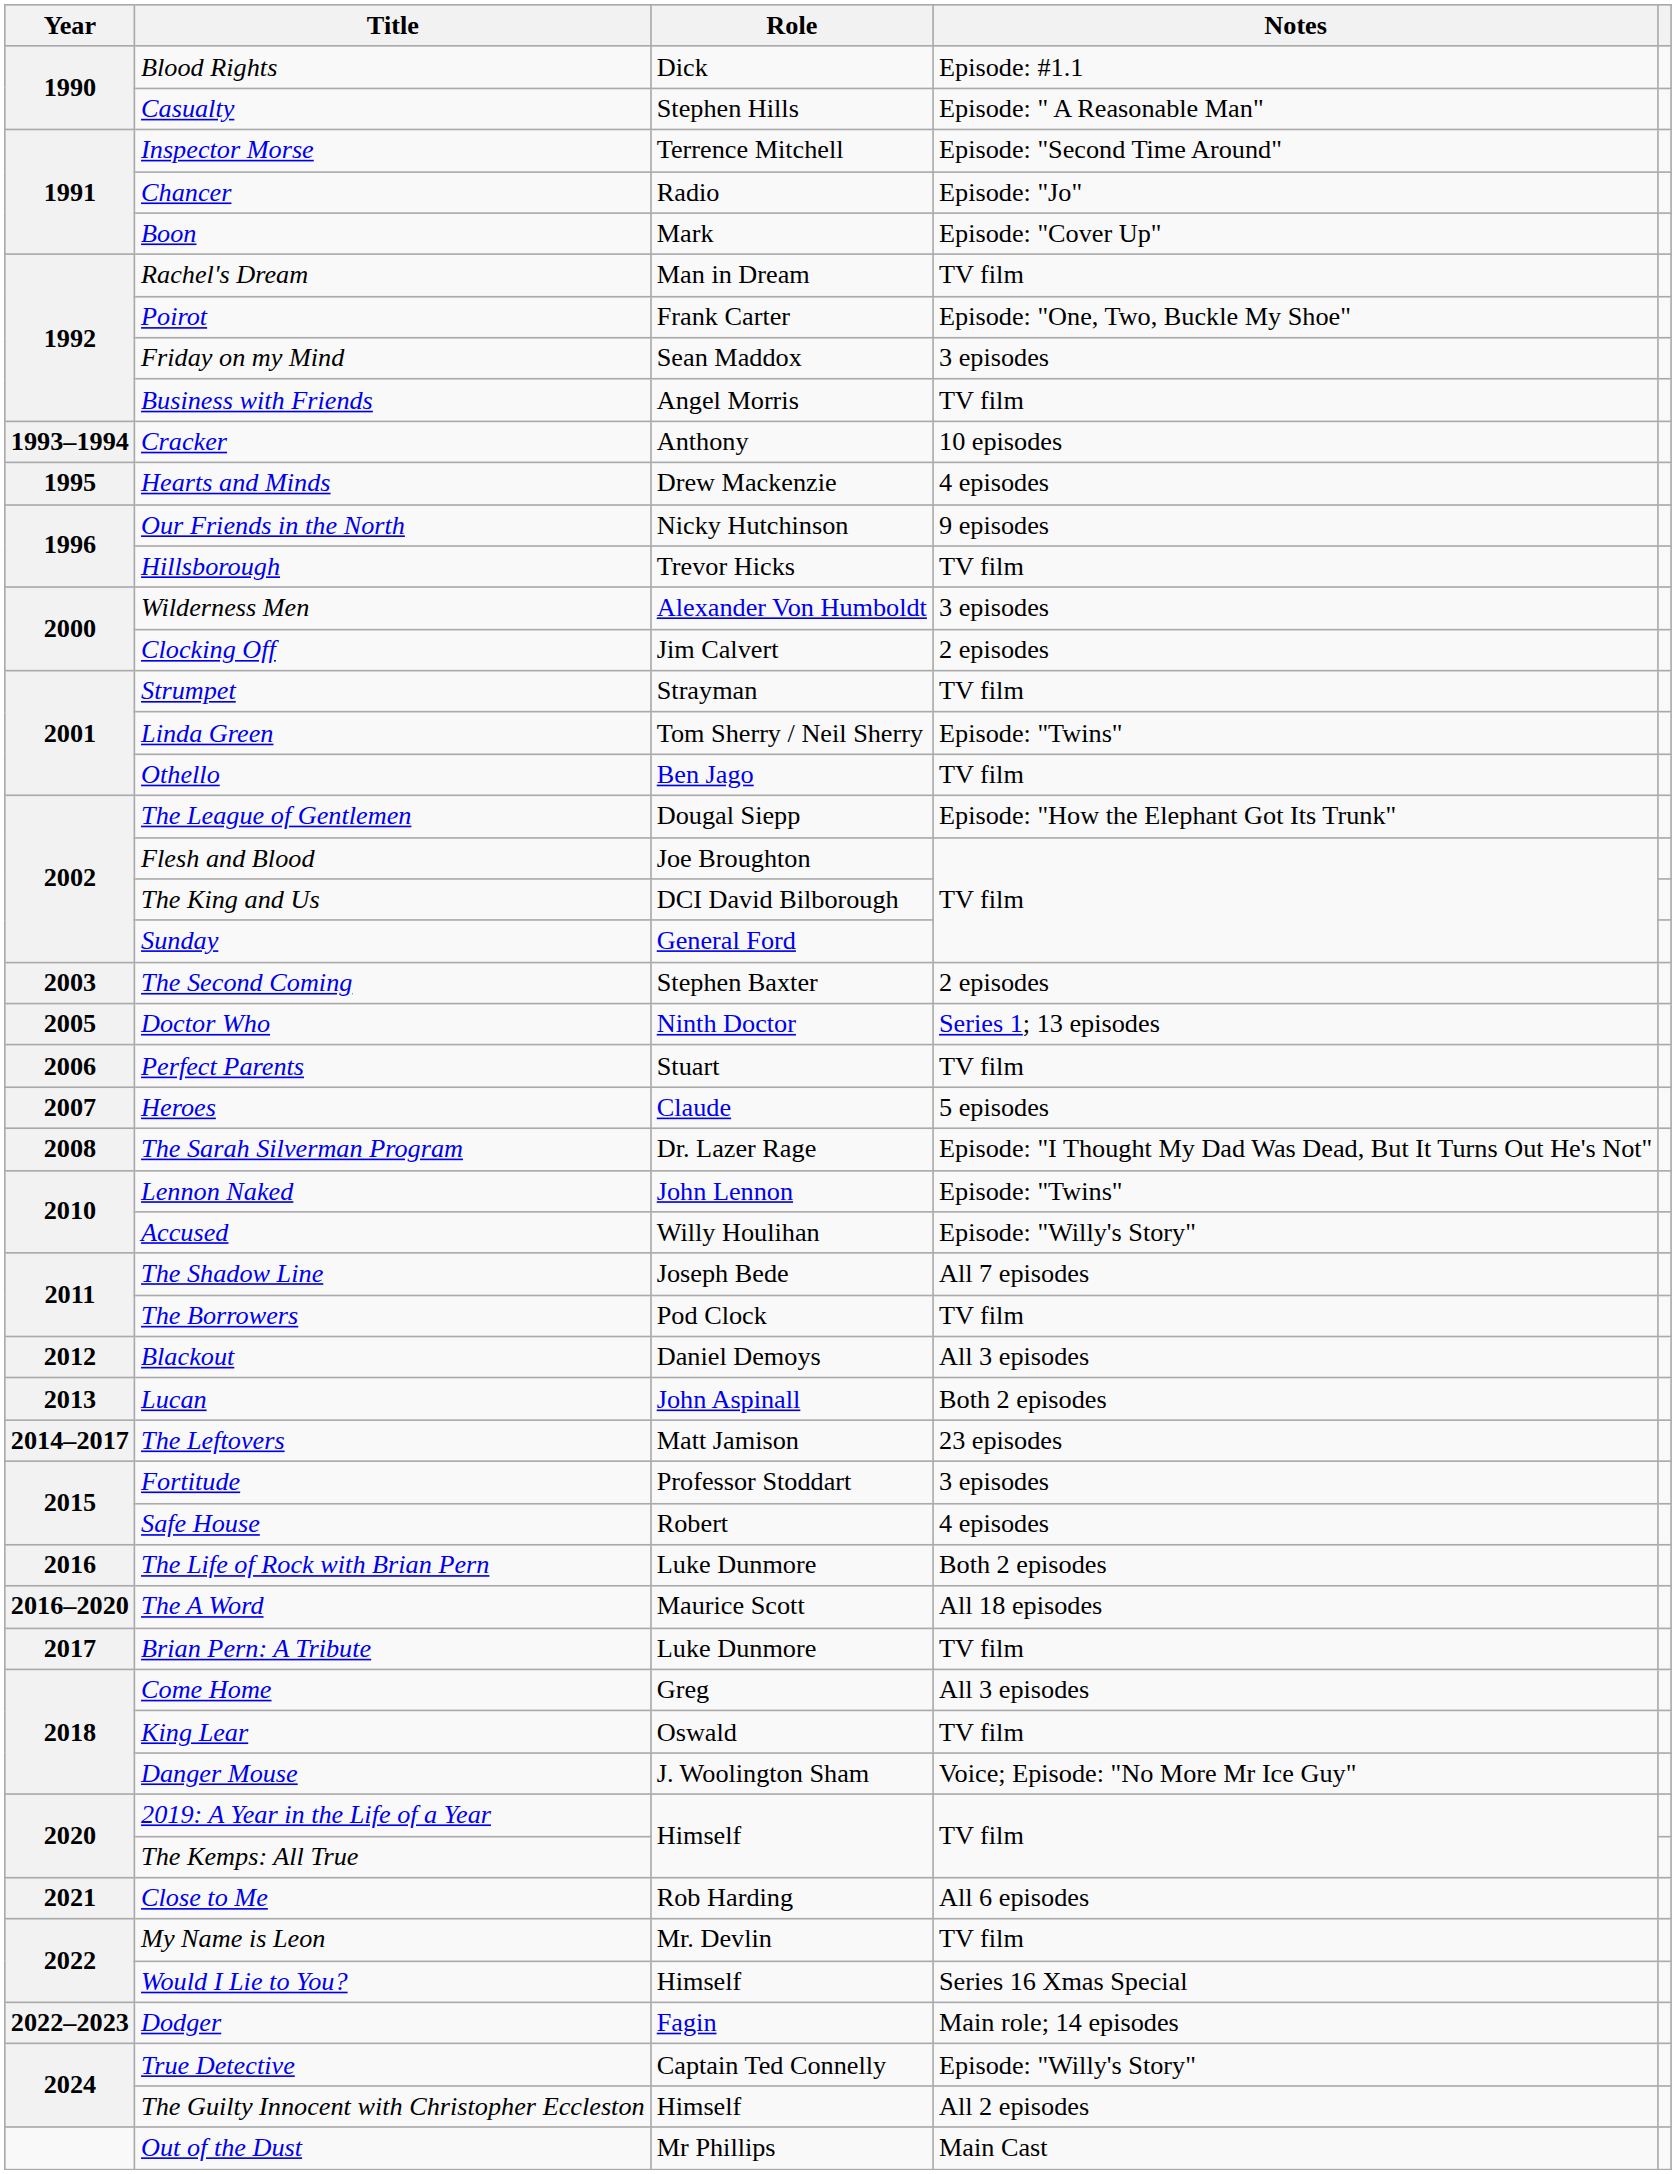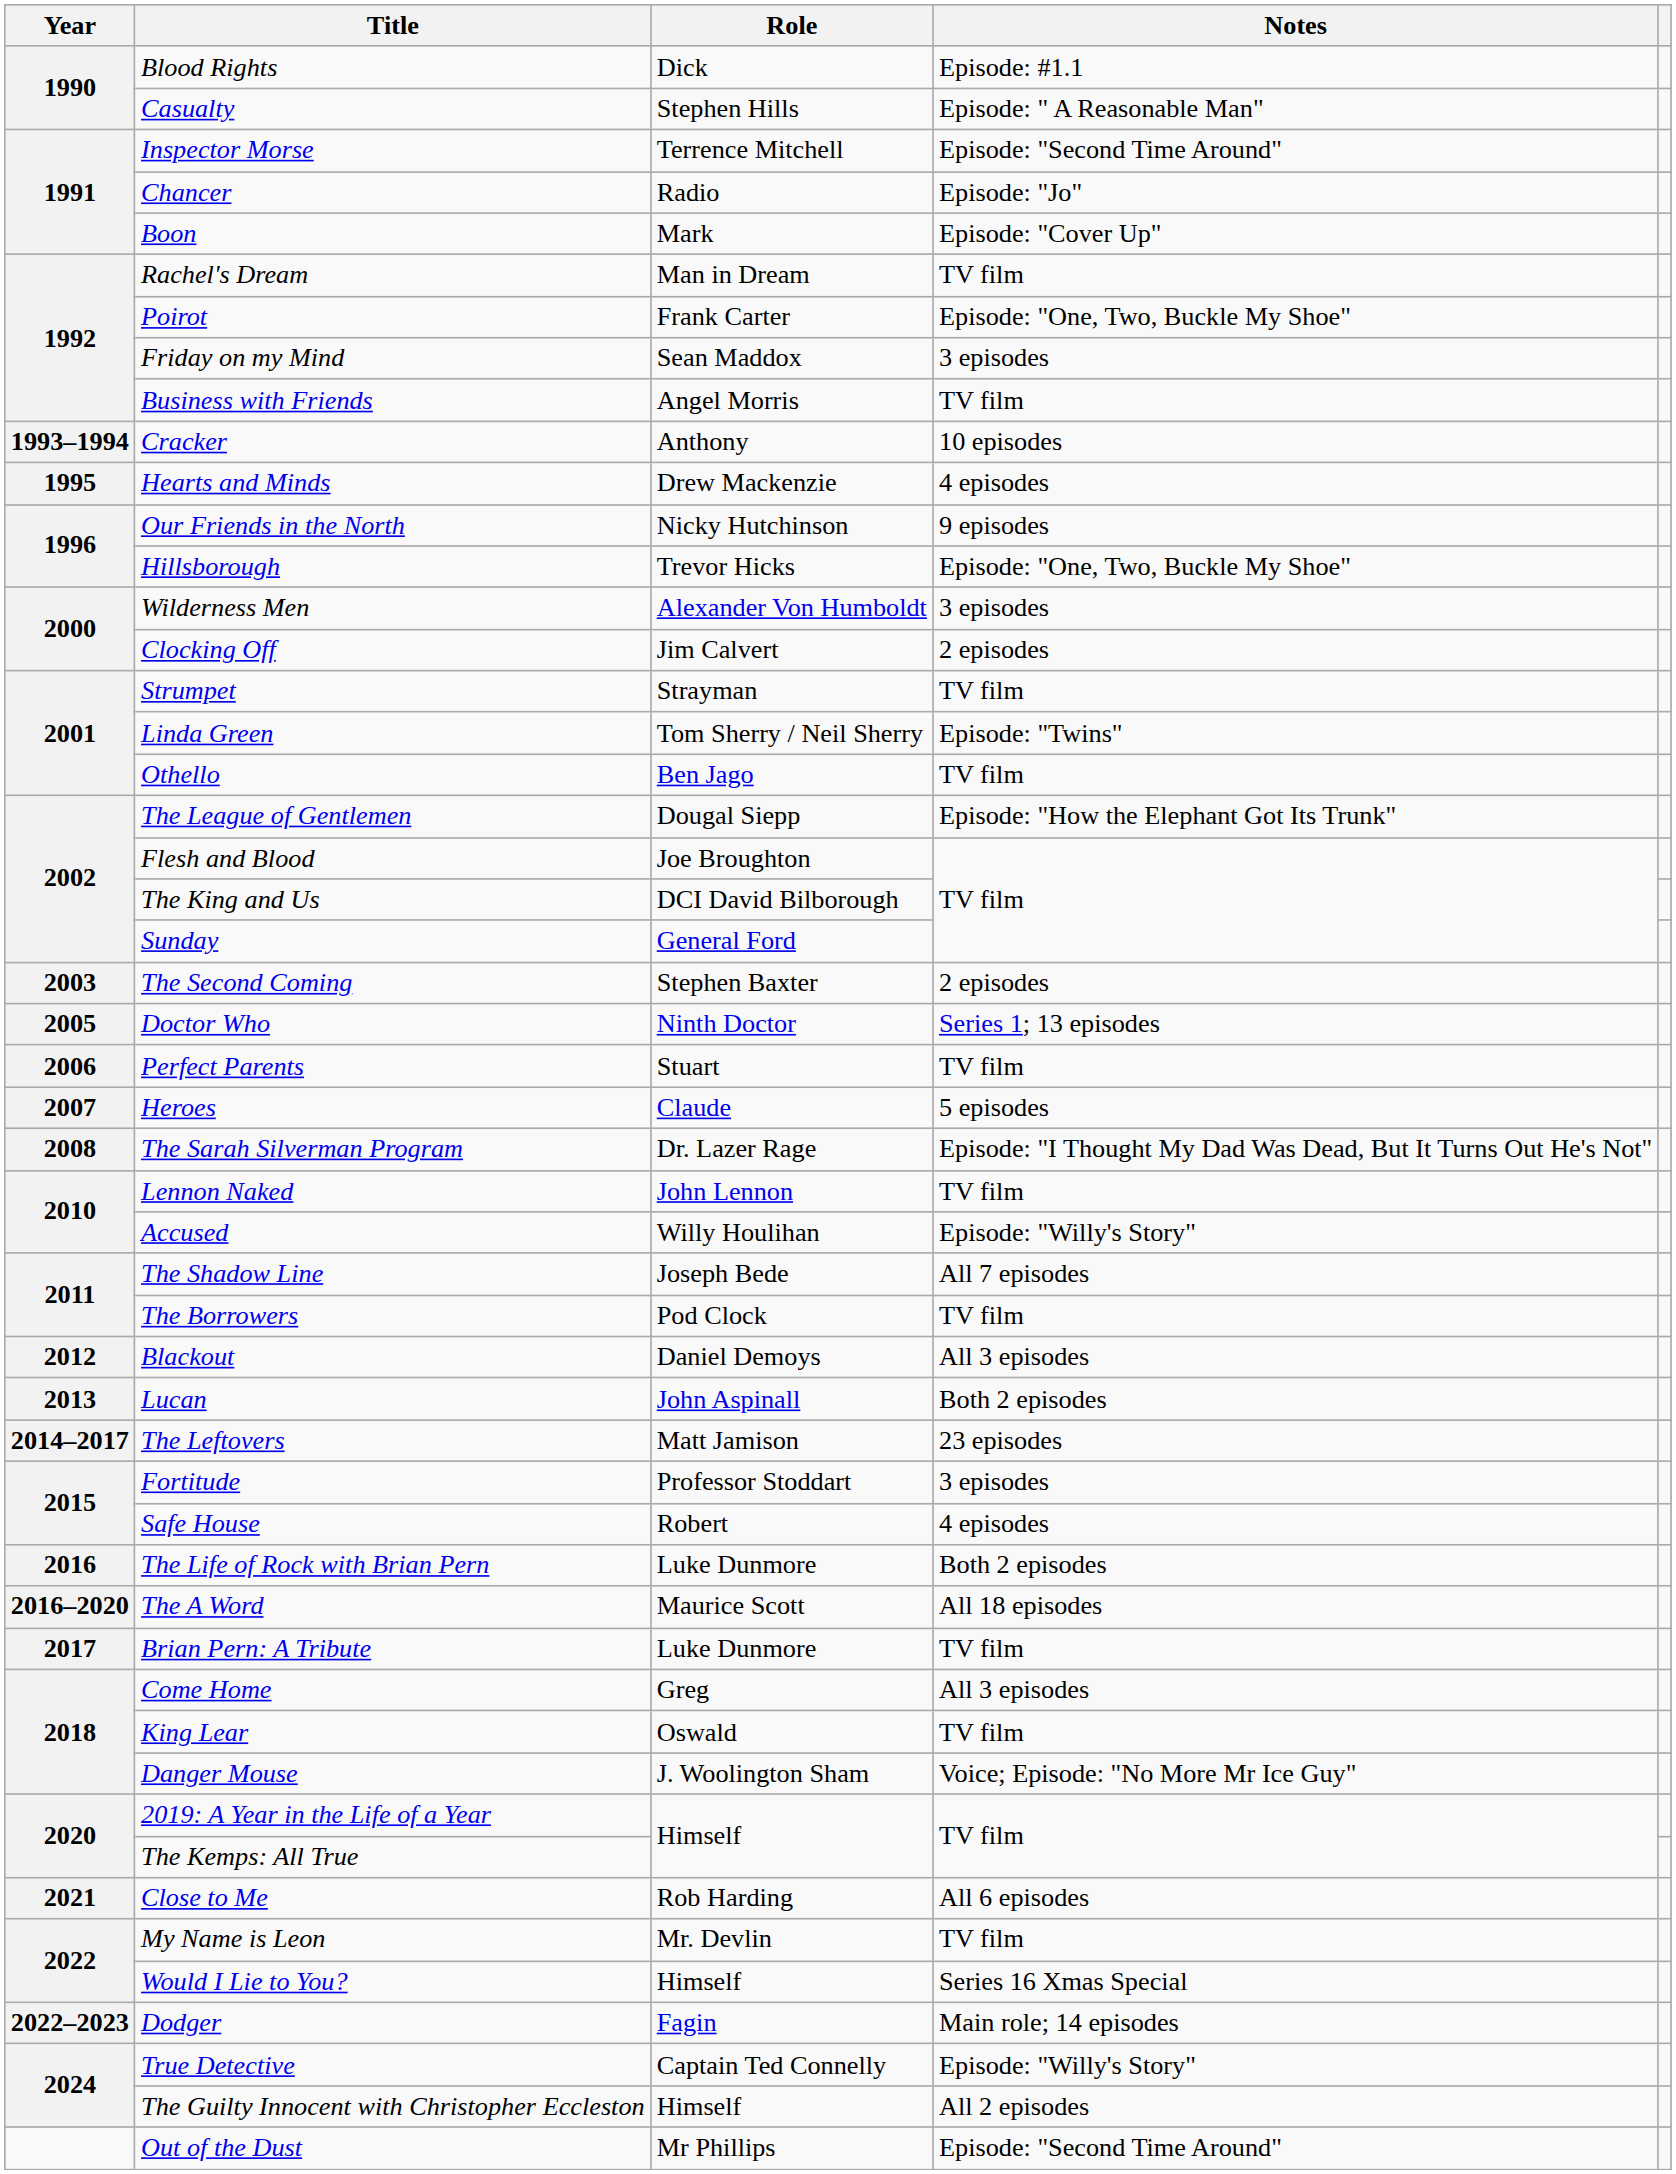(981, 566) TV film -> (1145, 566) Episode: "One, Two, Buckle My Shoe"
(1031, 1190) Episode: "Twins" -> (981, 1190) TV film
(993, 2147) Main Cast -> (1110, 2147) Episode: "Second Time Around"
